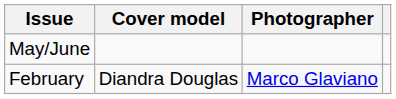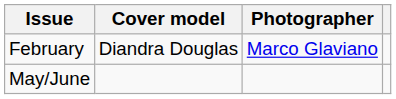rows swapped: (46, 78) <-> (49, 49)
